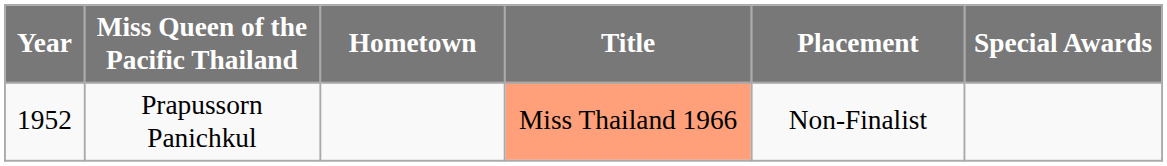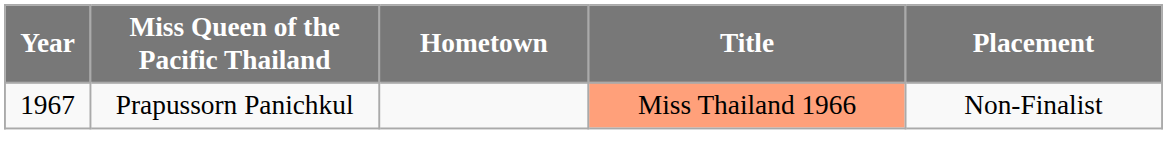- column: (1063, 43)
(44, 121) 1952 -> (48, 104) 1967
